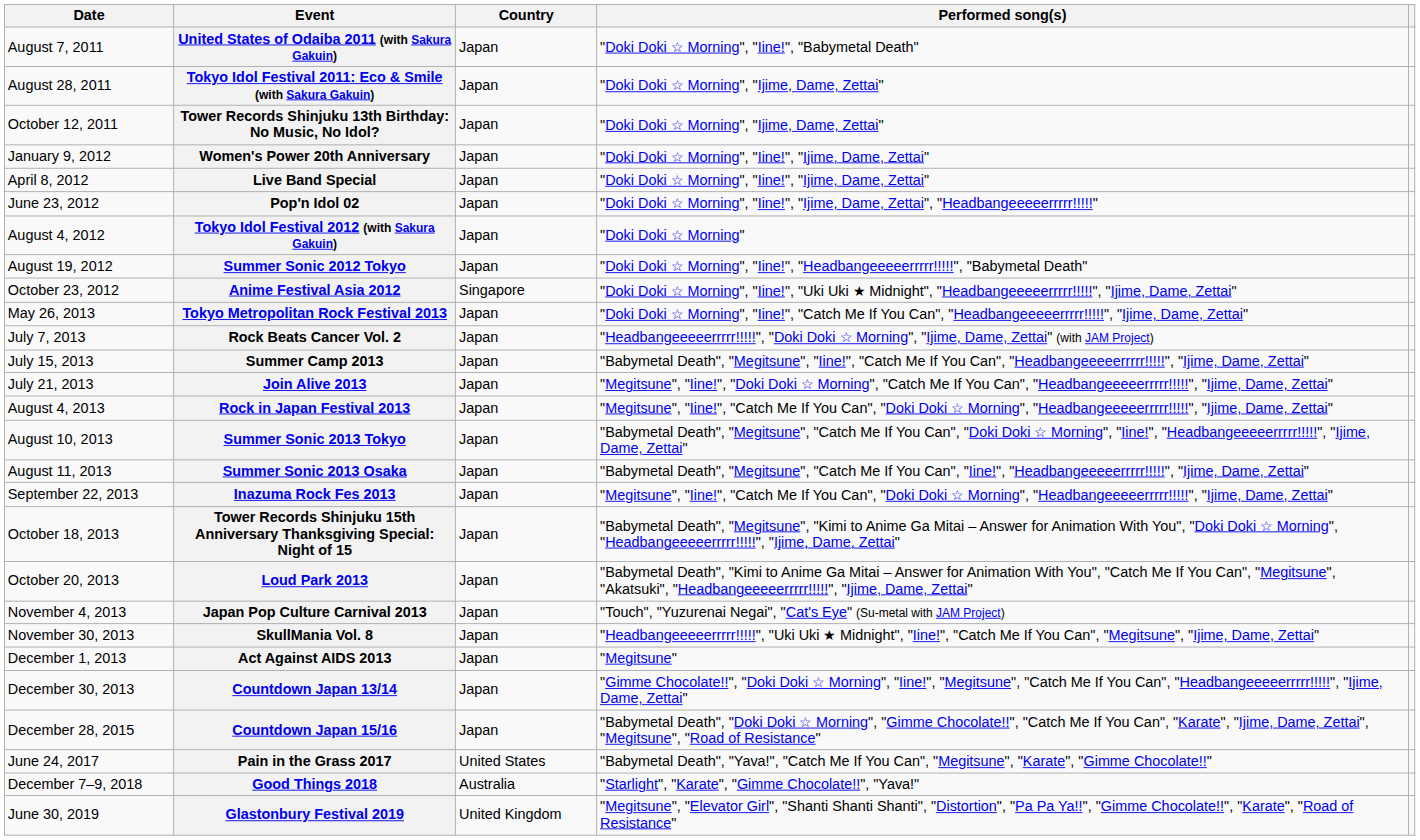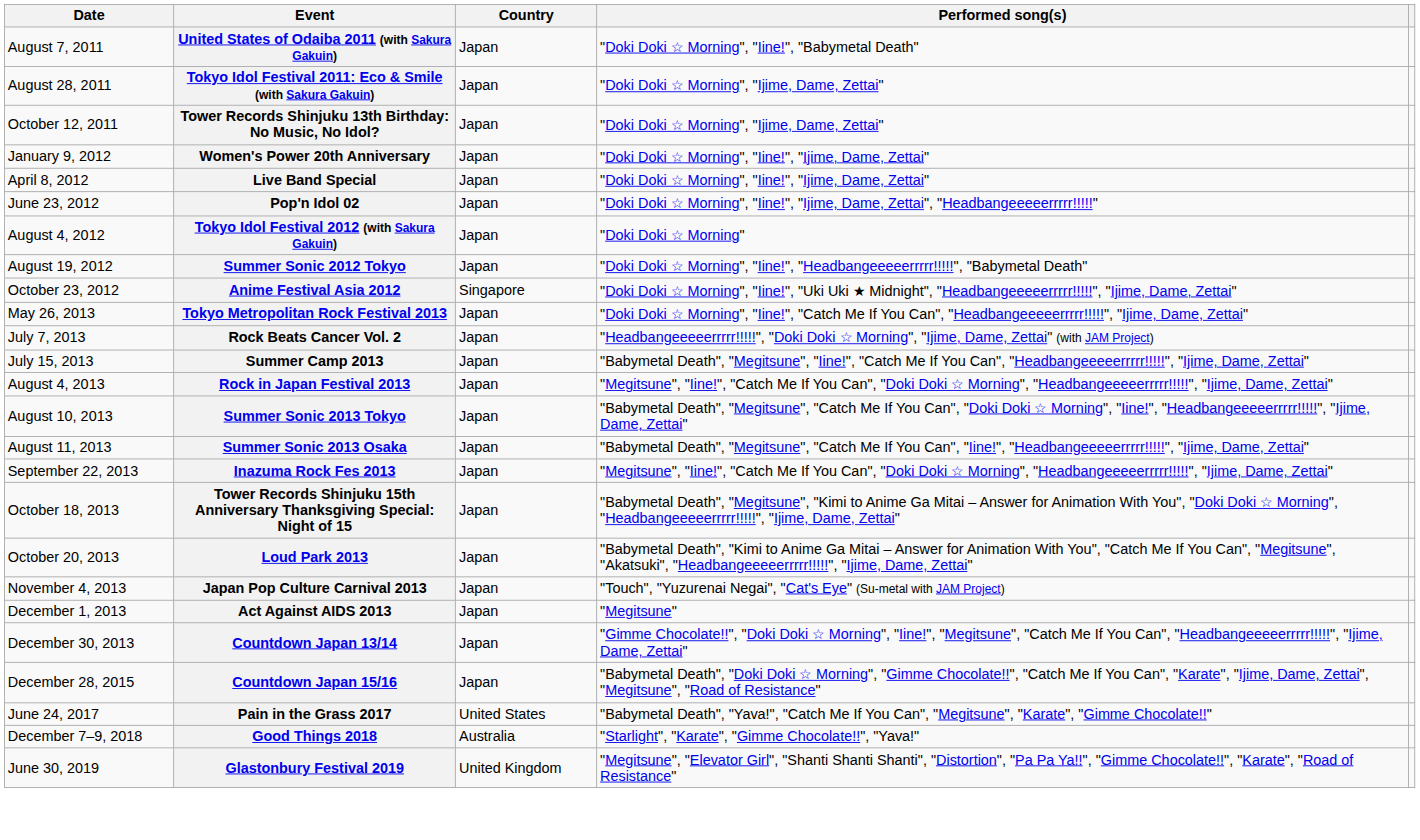- row: (51, 384)
- row: (71, 635)
